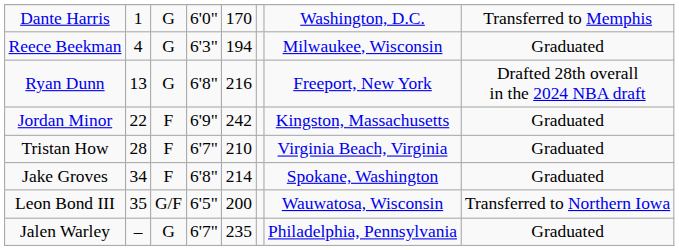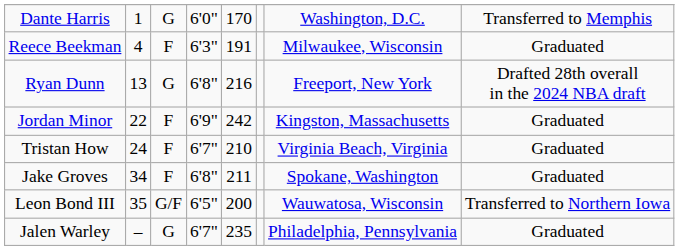(168, 45) G -> (168, 45) F
(239, 45) 194 -> (239, 45) 191
(138, 148) 28 -> (138, 148) 24
(239, 176) 214 -> (239, 176) 211
